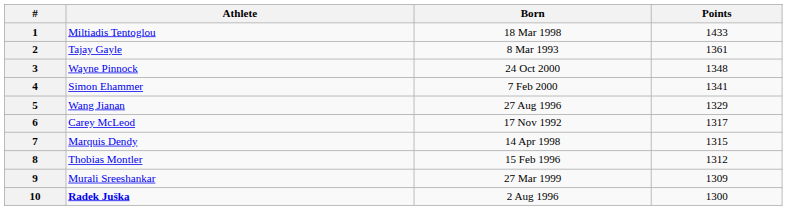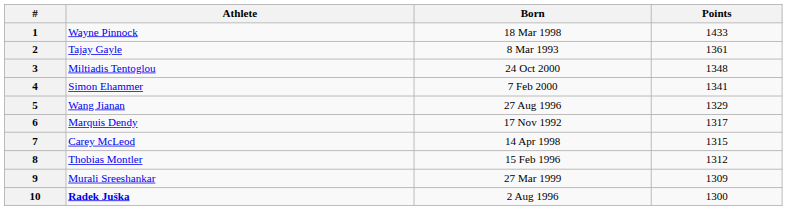(112, 32) Miltiadis Tentoglou -> (103, 32) Wayne Pinnock
(103, 68) Wayne Pinnock -> (112, 68) Miltiadis Tentoglou
(102, 123) Carey McLeod -> (103, 123) Marquis Dendy
(103, 142) Marquis Dendy -> (102, 142) Carey McLeod
